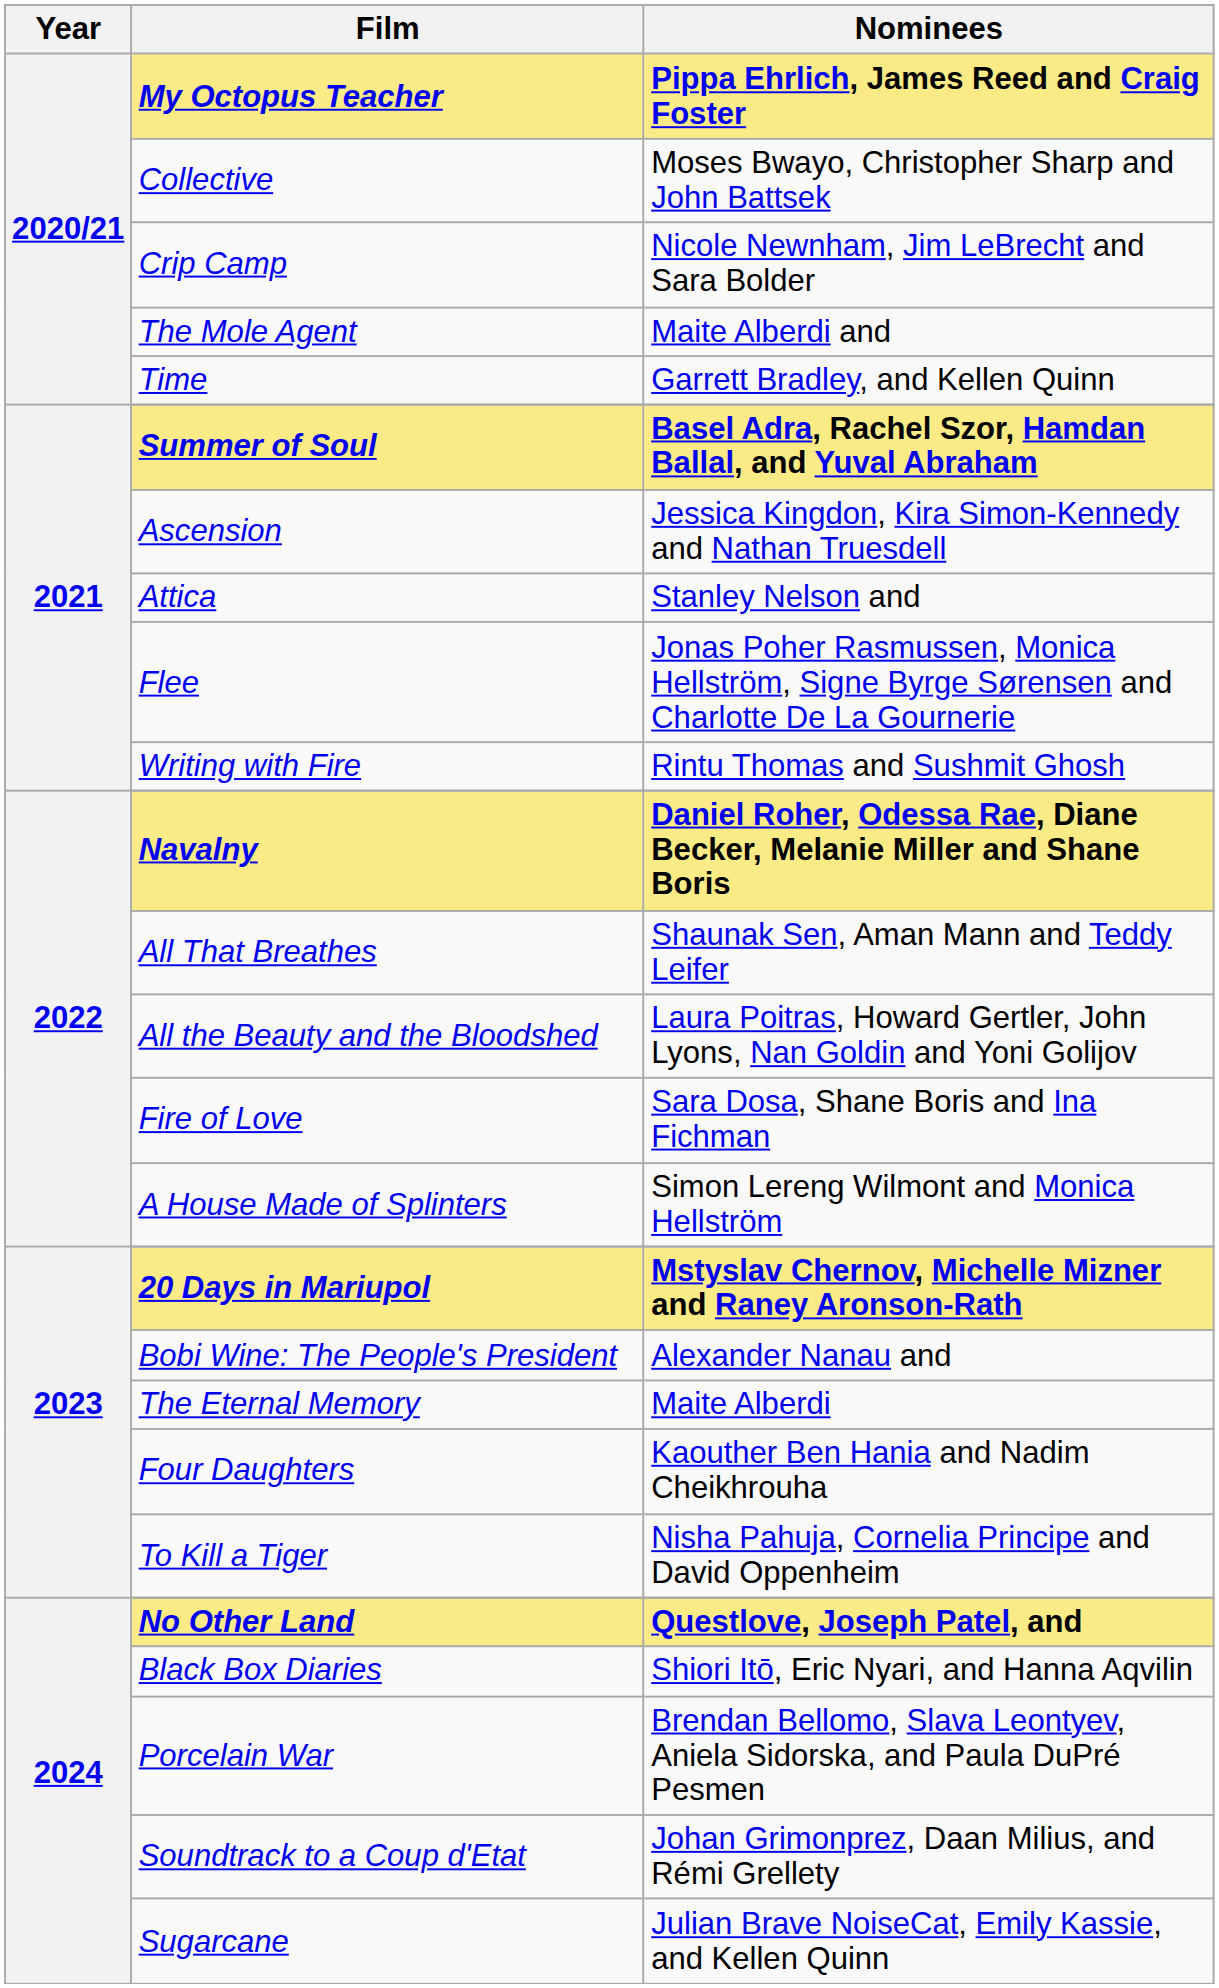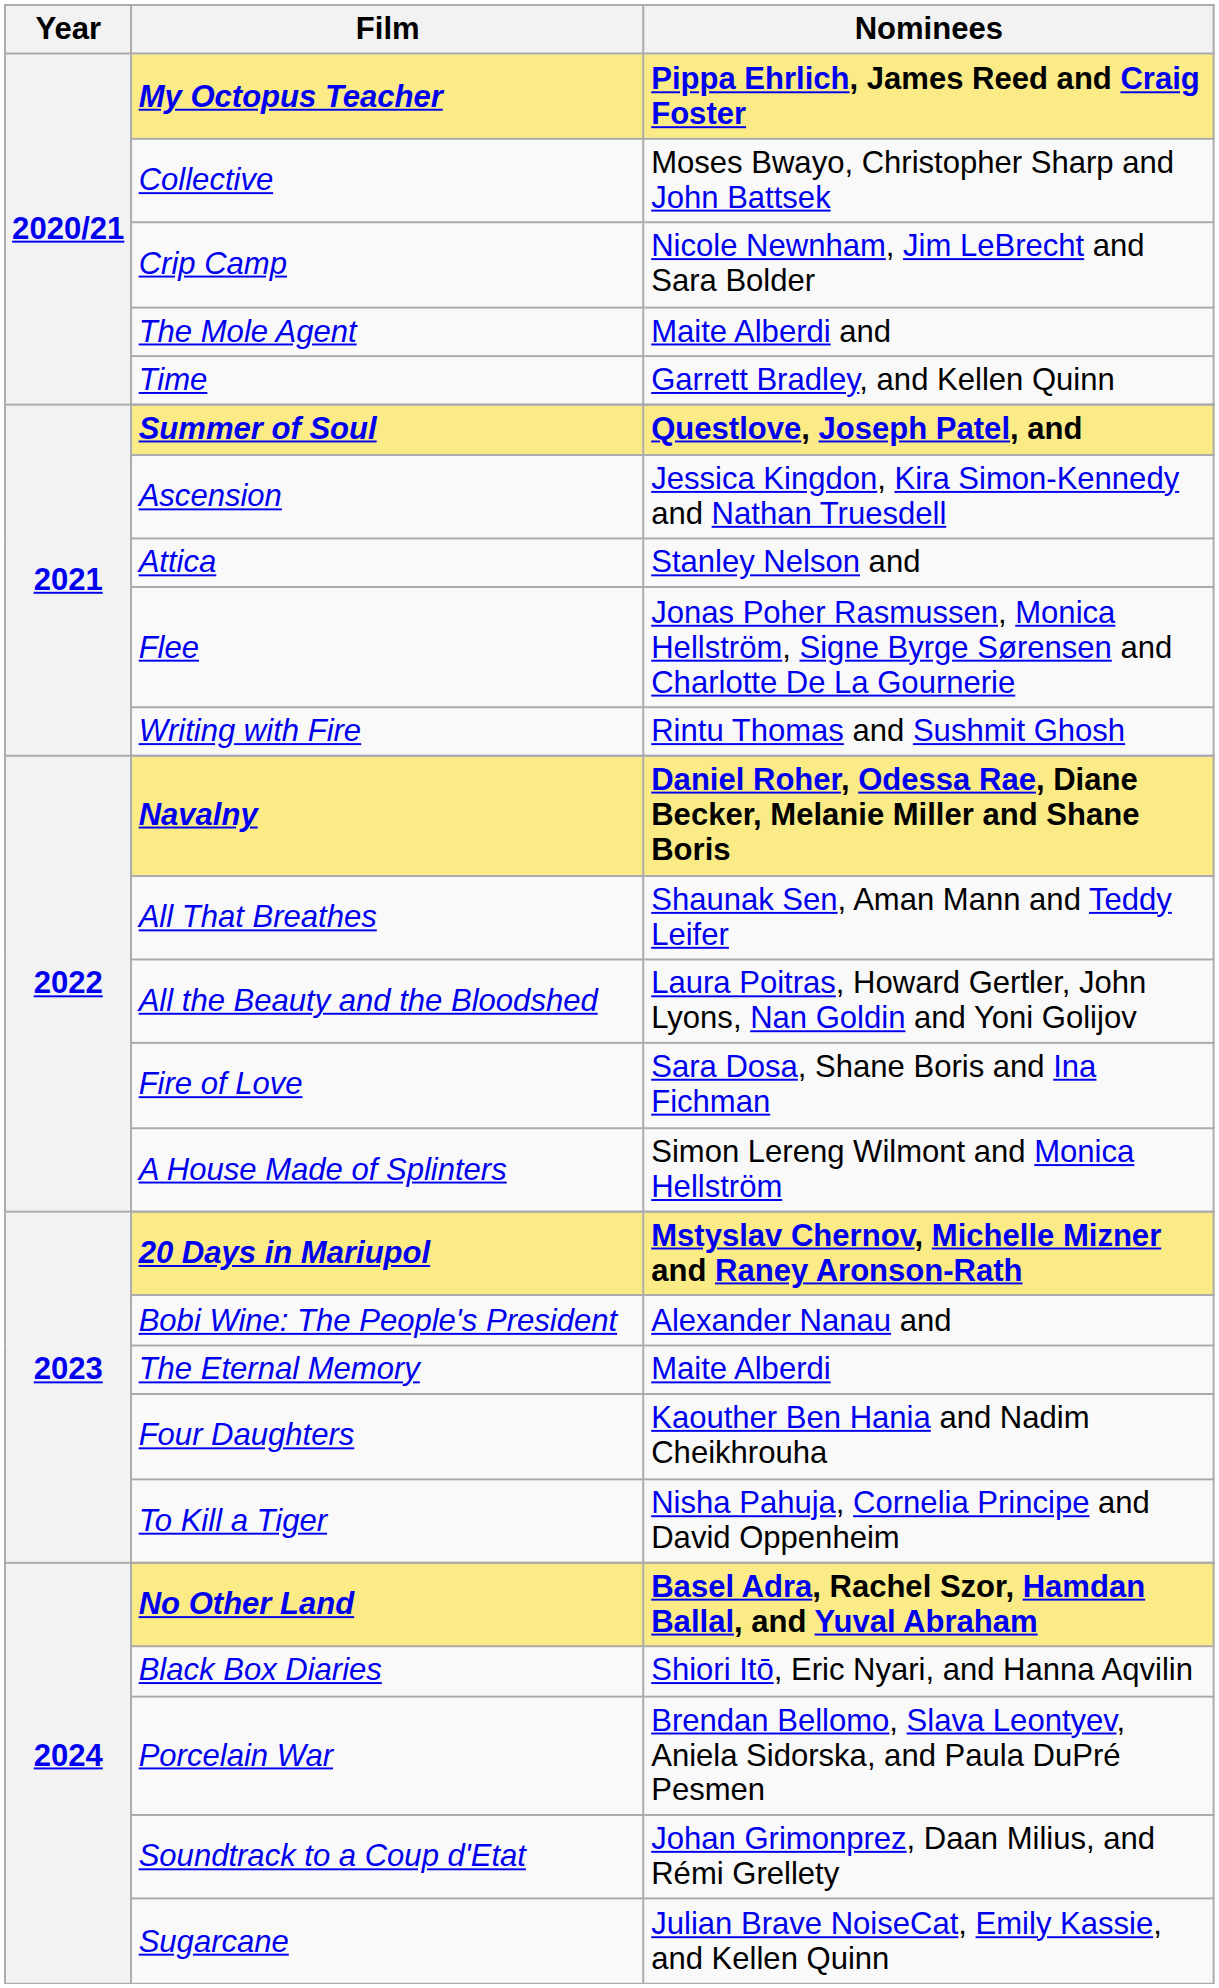(898, 446) Basel Adra, Rachel Szor, Hamdan Ballal, and Yuval Abraham -> (867, 429) Questlove, Joseph Patel, and
(867, 1621) Questlove, Joseph Patel, and -> (898, 1604) Basel Adra, Rachel Szor, Hamdan Ballal, and Yuval Abraham
